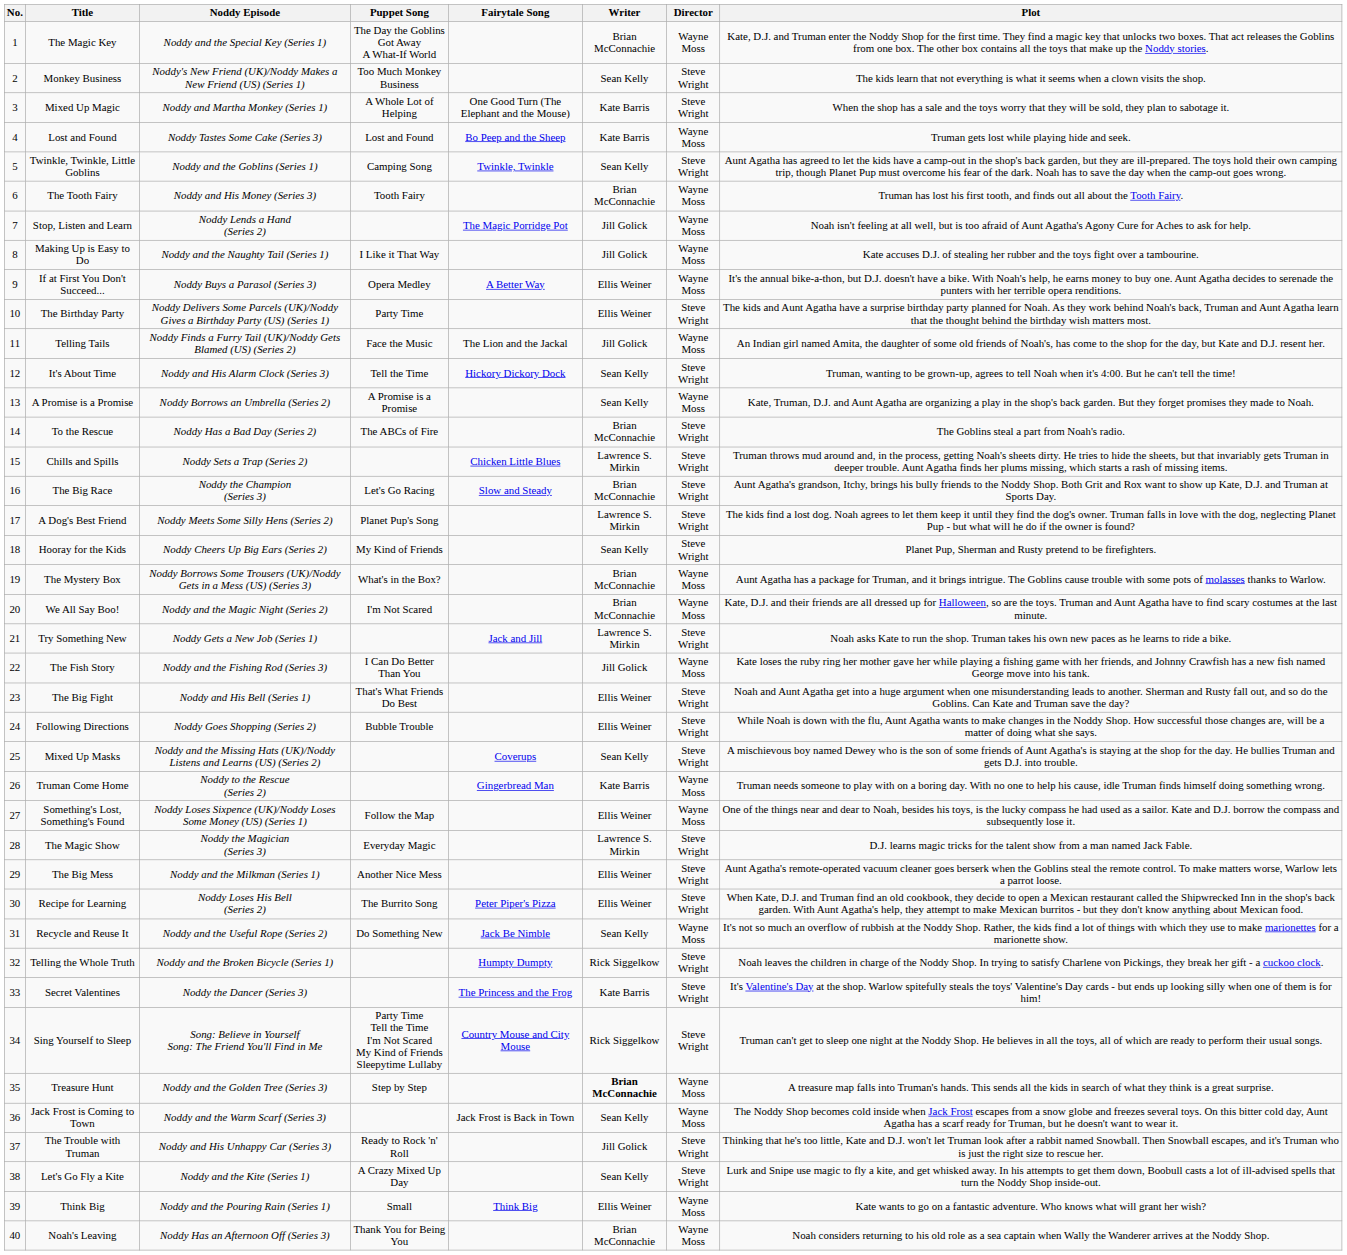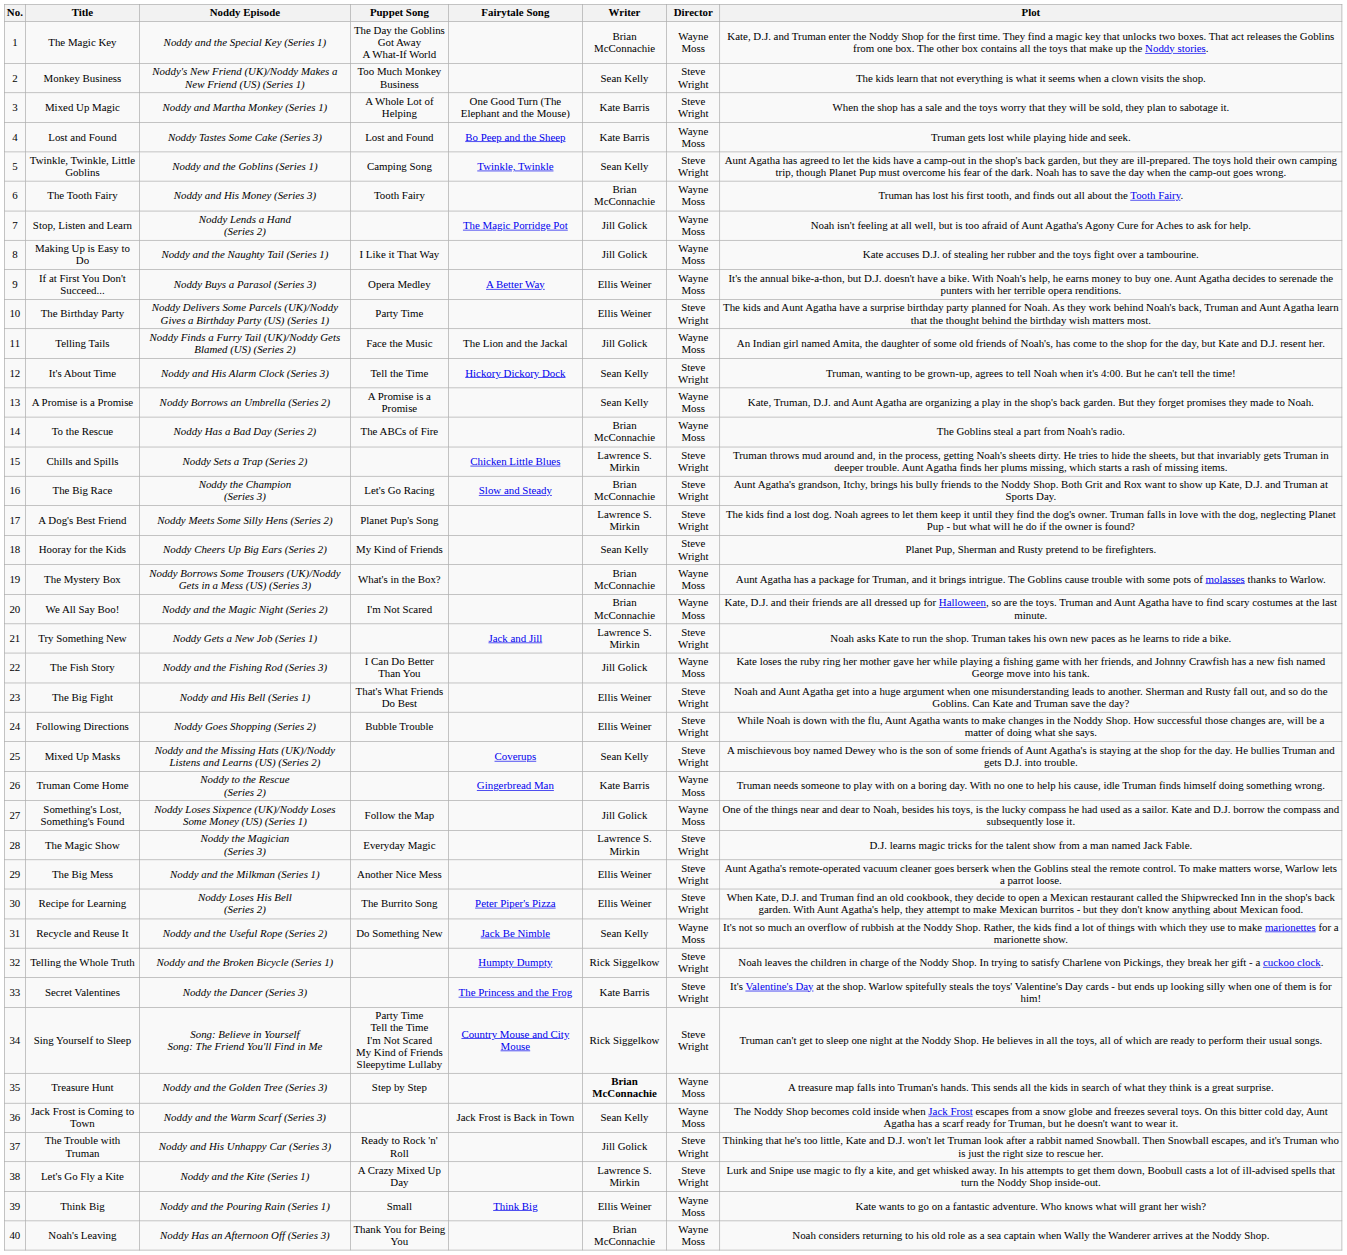(693, 432) Steve Wright -> (693, 432) Wayne Moss
(625, 815) Ellis Weiner -> (625, 815) Jill Golick
(625, 1176) Sean Kelly -> (625, 1176) Lawrence S. Mirkin
